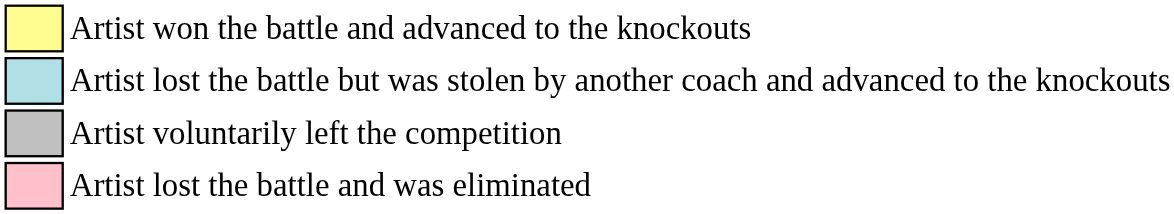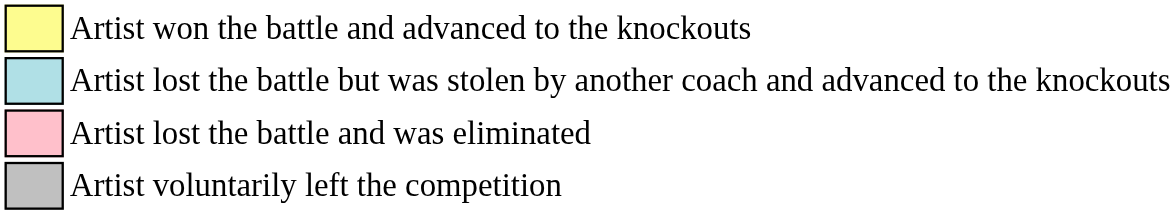rows swapped: (330, 185) <-> (316, 132)
